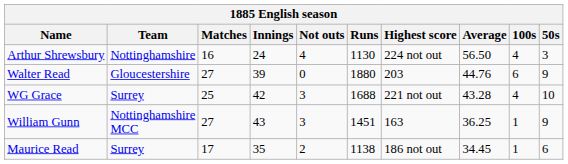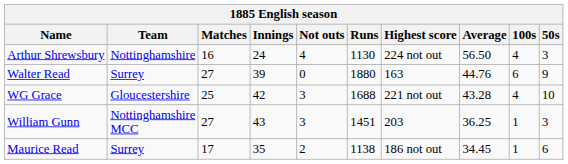(150, 74) Gloucestershire -> (127, 74) Surrey
(394, 74) 203 -> (394, 74) 163
(127, 94) Surrey -> (150, 94) Gloucestershire
(394, 121) 163 -> (394, 121) 203
(545, 121) 9 -> (545, 121) 3
